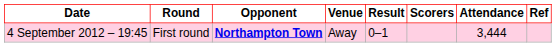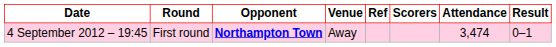columns swapped: (386, 13) <-> (539, 13)
(492, 32) 3,444 -> (475, 32) 3,474
